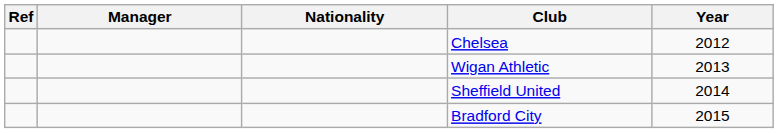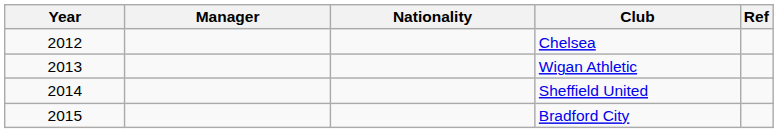columns swapped: (712, 17) <-> (21, 17)
